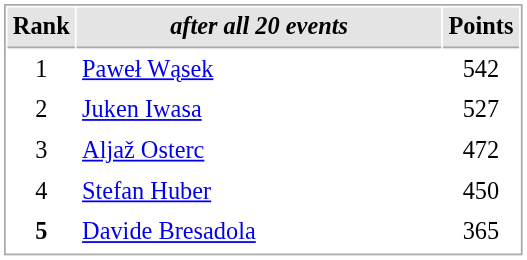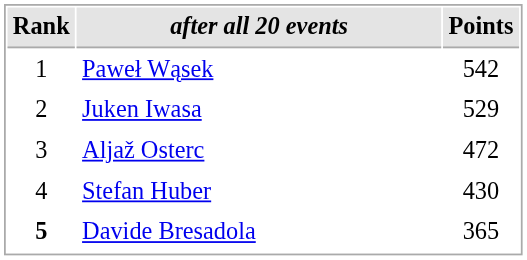(481, 109) 527 -> (481, 109) 529
(481, 191) 450 -> (481, 191) 430
